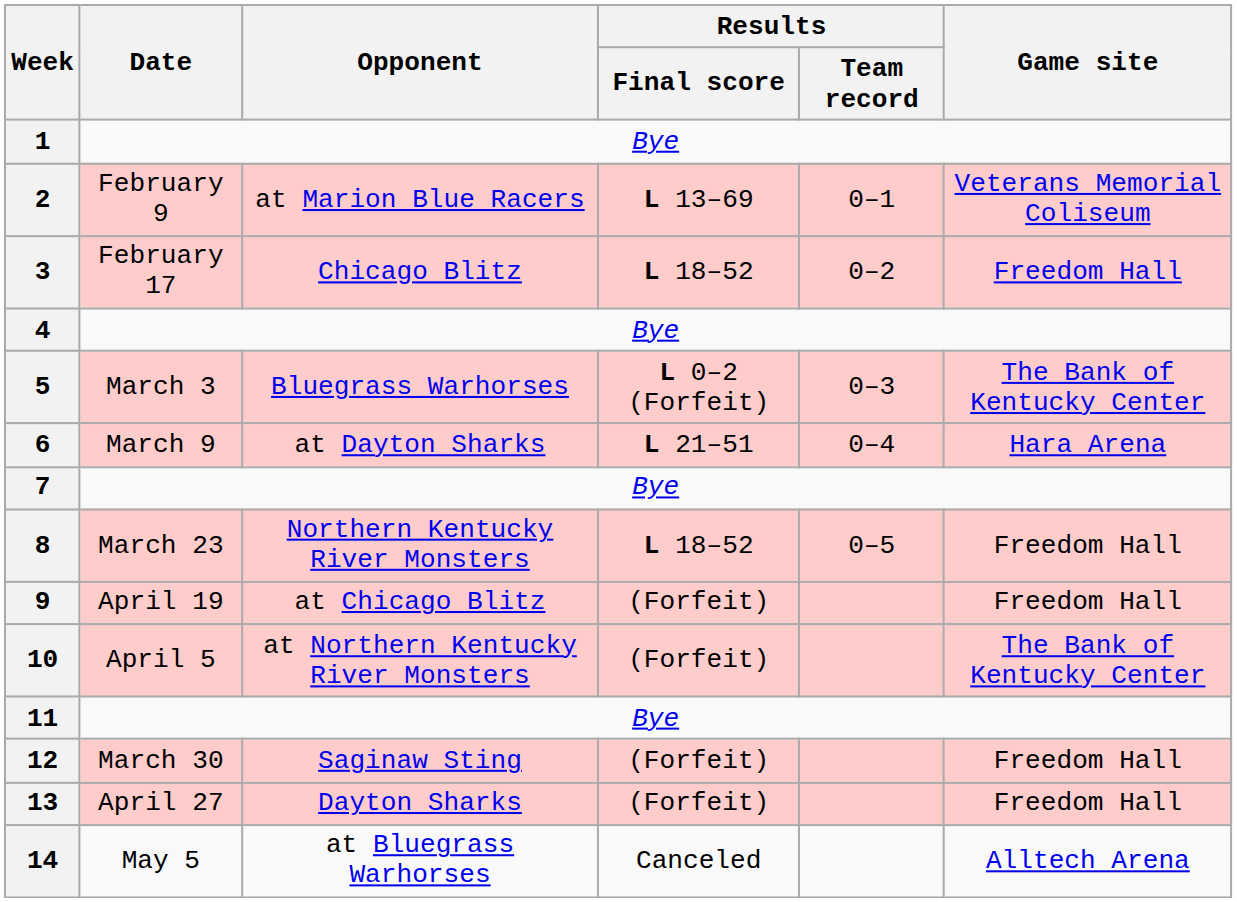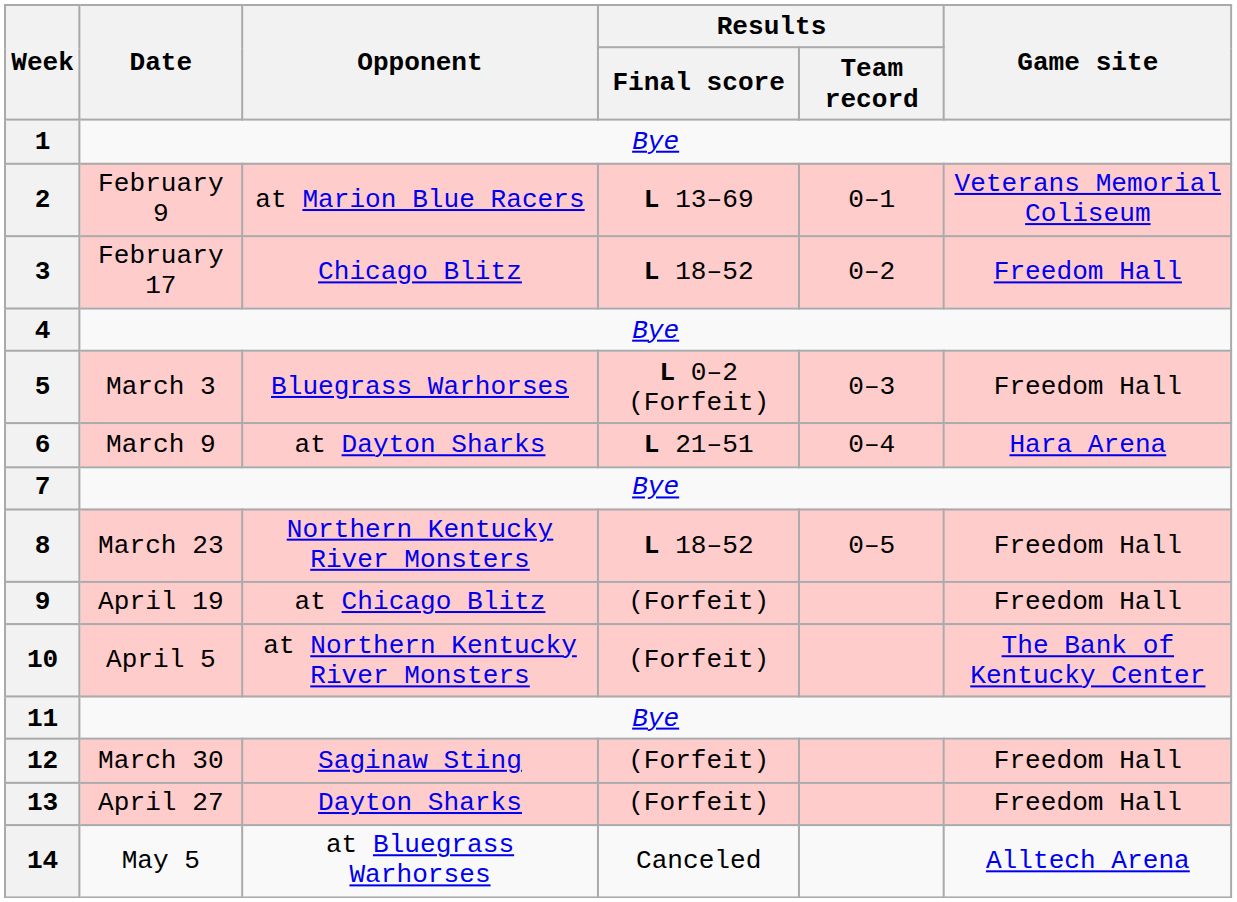(1088, 387) The Bank of Kentucky Center -> (1088, 387) Freedom Hall
